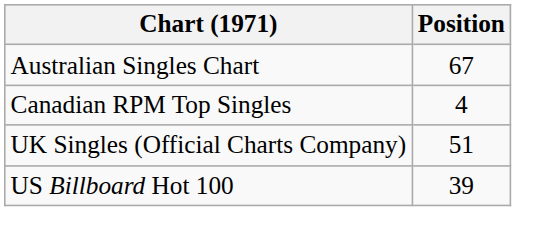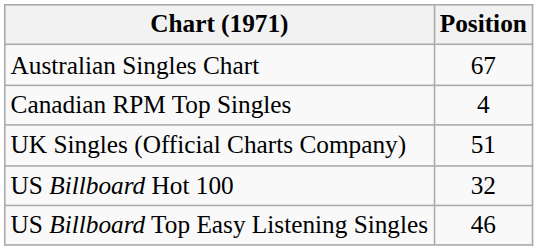(461, 184) 39 -> (483, 184) 32
+ row: (219, 225)
